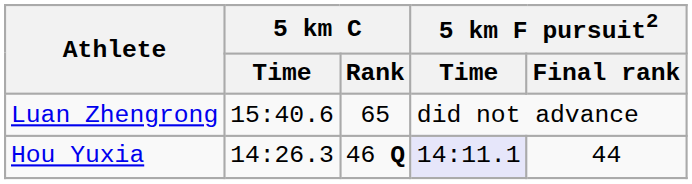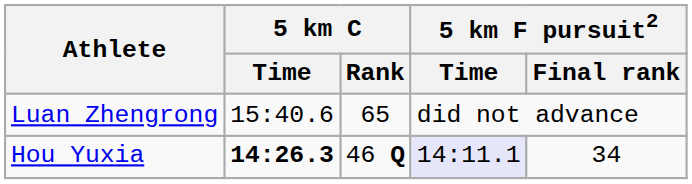(282, 156) normal -> (282, 156) bold
(606, 156) 44 -> (606, 156) 34
